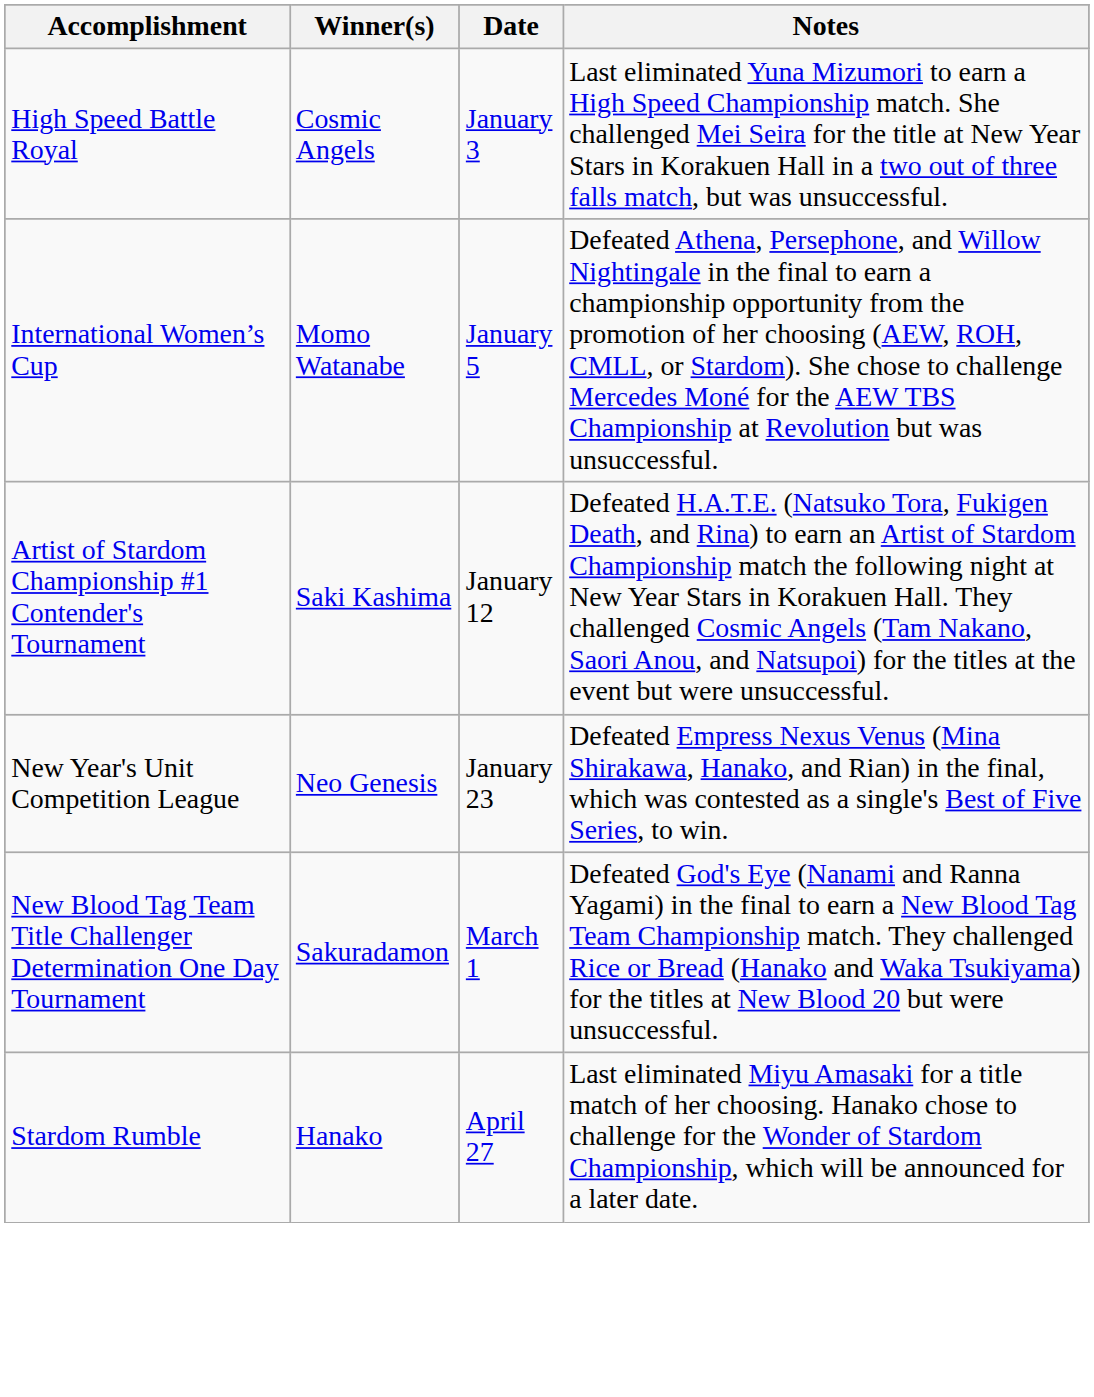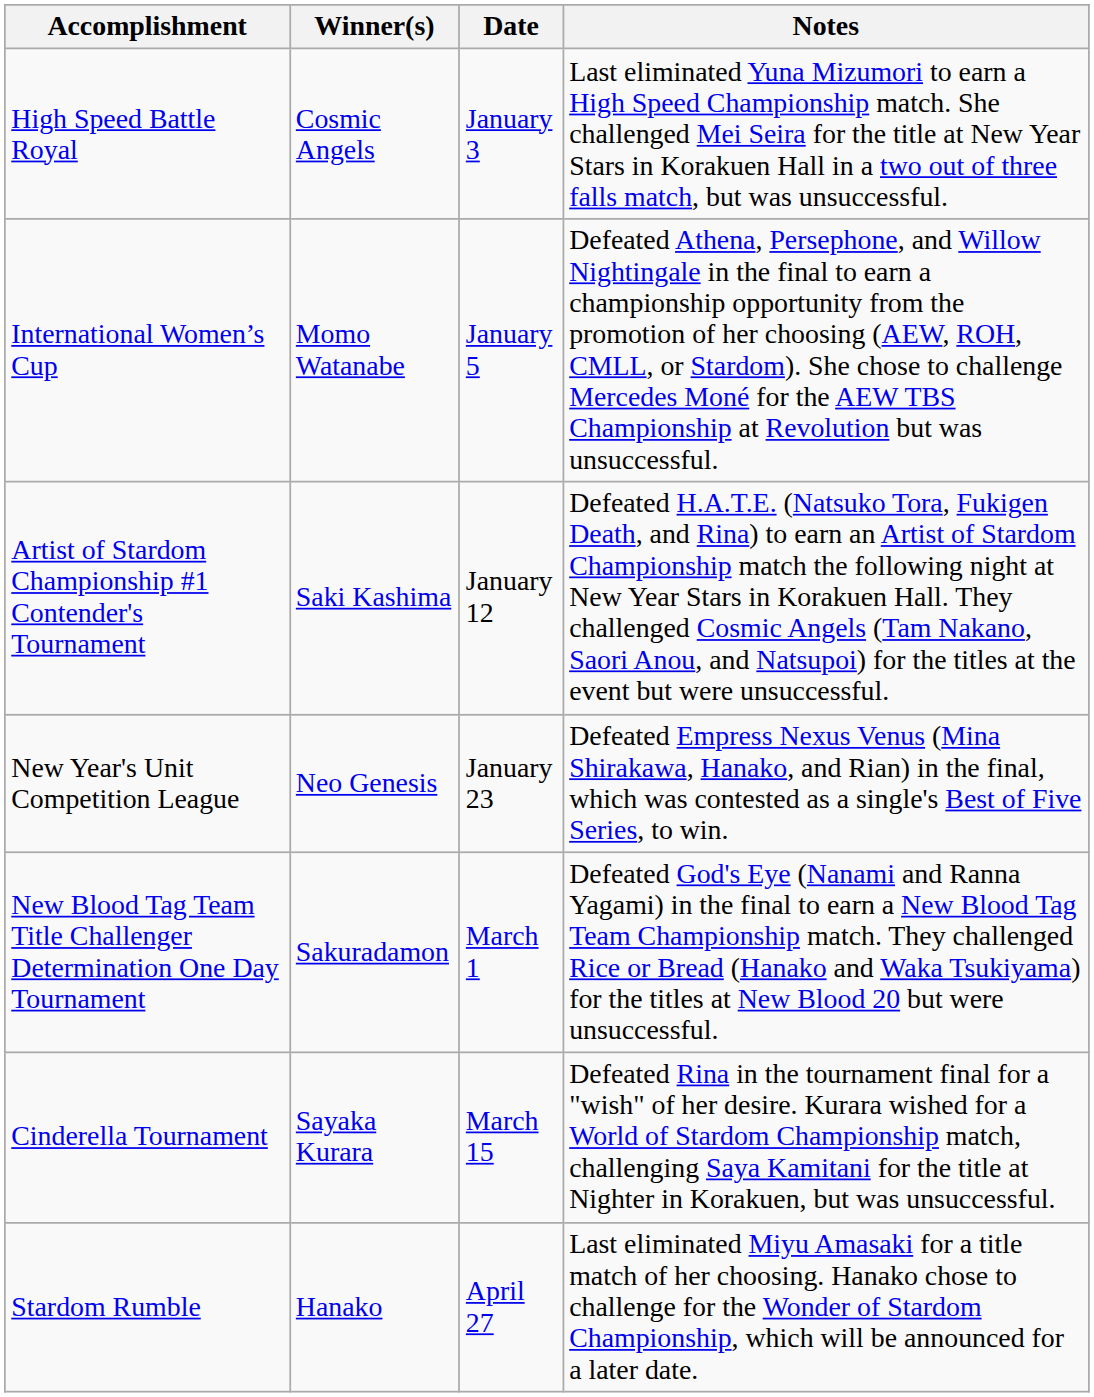+ row: (140, 1137)
